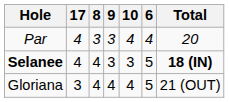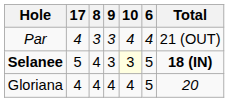(190, 39) 20 -> (190, 39) 21 (OUT)
(78, 62) 4 -> (78, 62) 5
(130, 62) no background -> (130, 62) lightyellow background
(78, 85) 3 -> (78, 85) 4
(190, 85) 21 (OUT) -> (190, 85) 20
